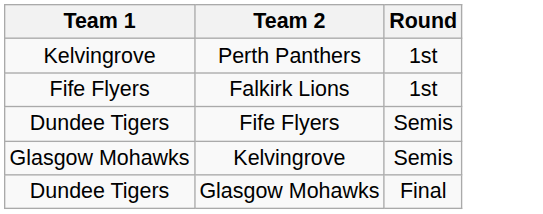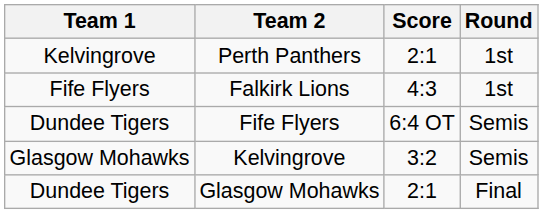+ column: (422, 21)
